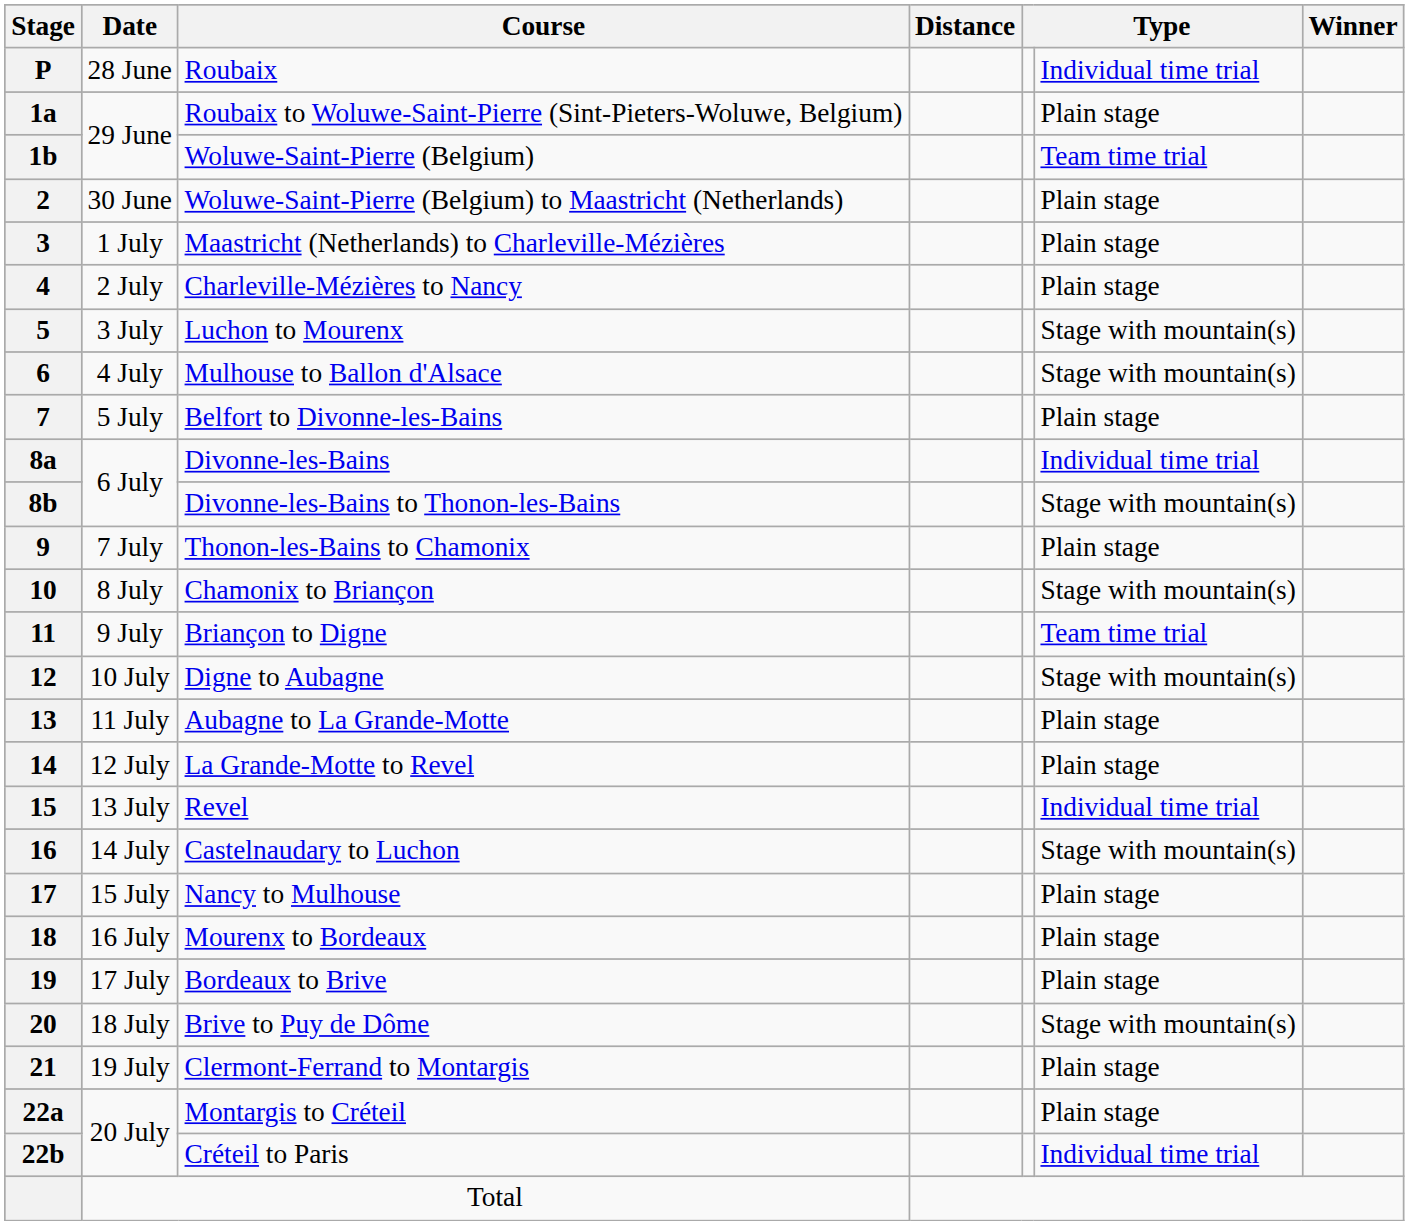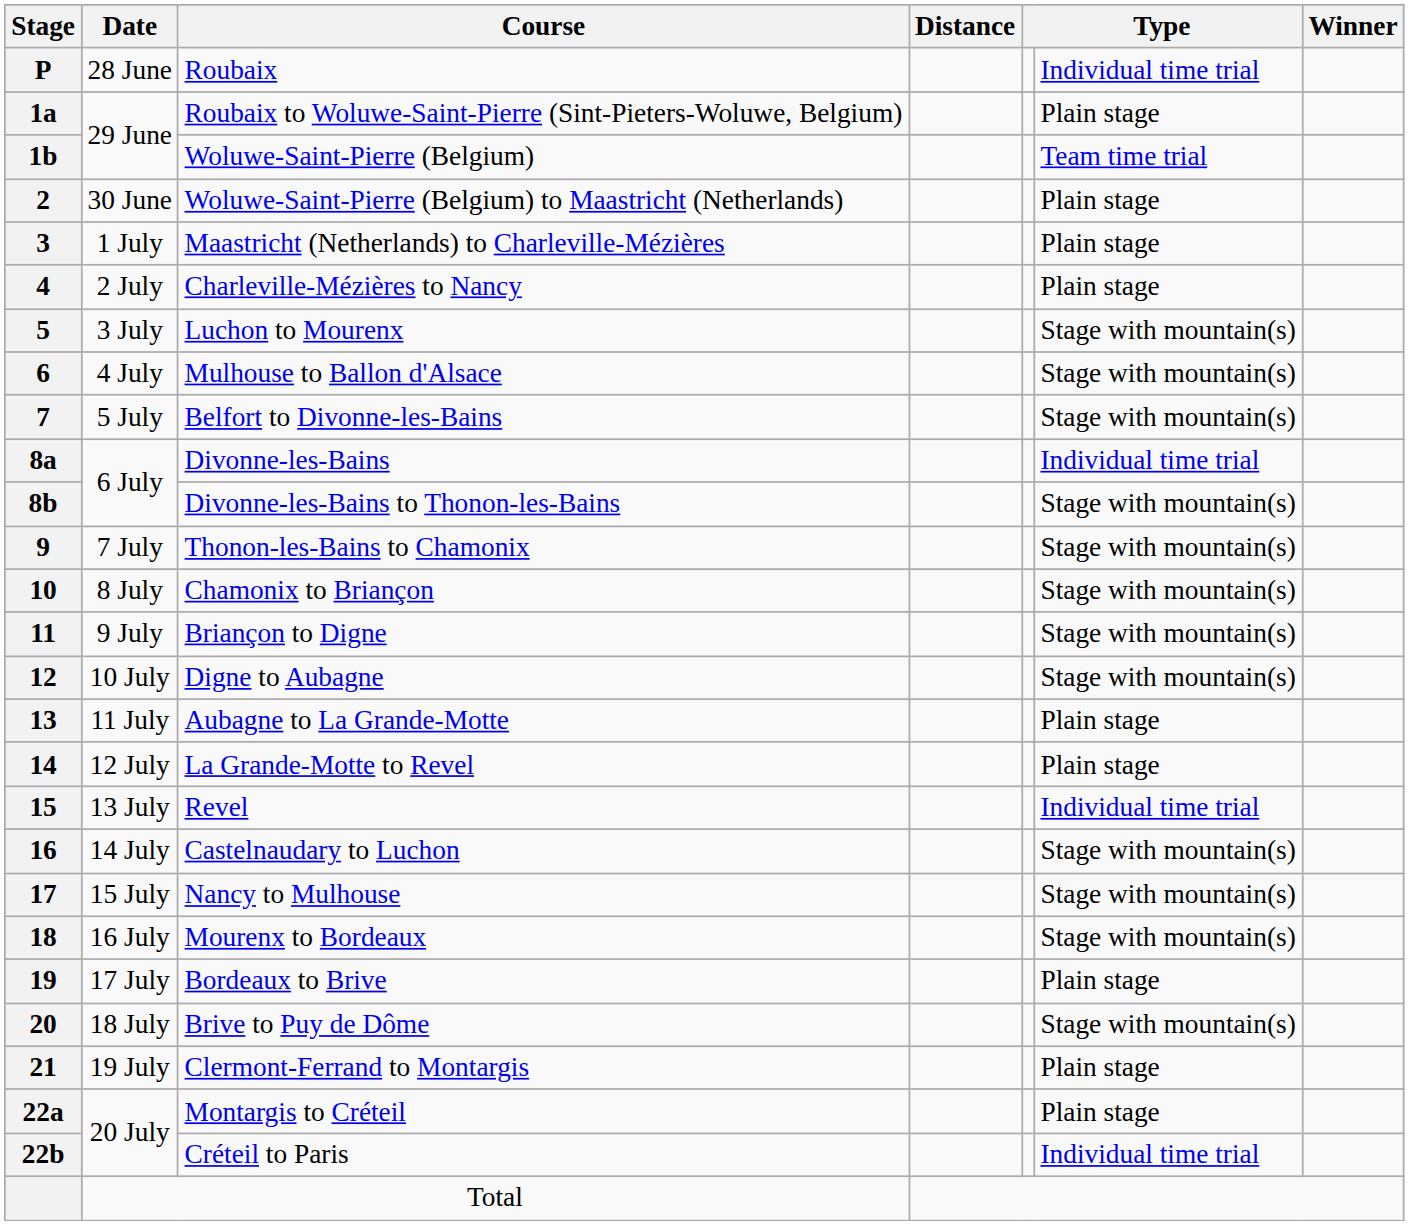(1100, 416) Plain stage -> (1168, 416) Stage with mountain(s)
(1100, 546) Plain stage -> (1168, 546) Stage with mountain(s)
(1124, 633) Team time trial -> (1168, 633) Stage with mountain(s)
(1100, 894) Plain stage -> (1168, 894) Stage with mountain(s)
(1100, 937) Plain stage -> (1168, 937) Stage with mountain(s)
